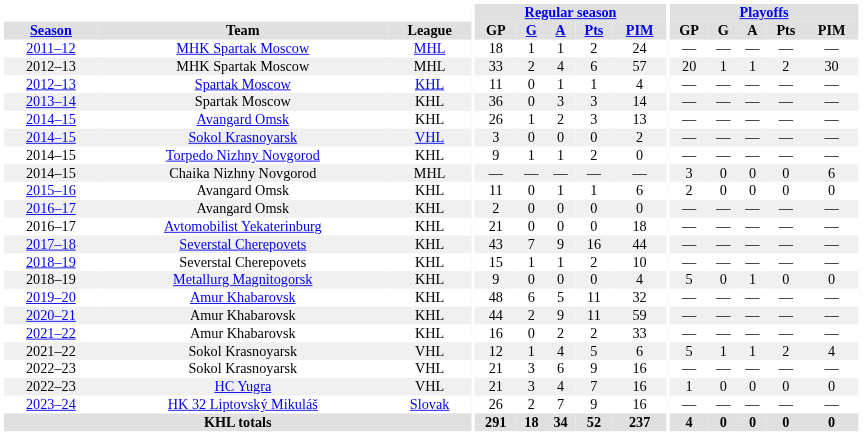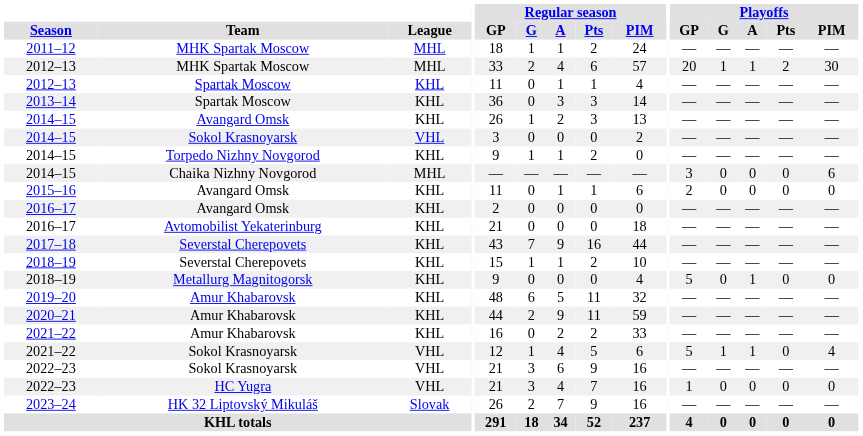(786, 351) 2 -> (786, 351) 0
